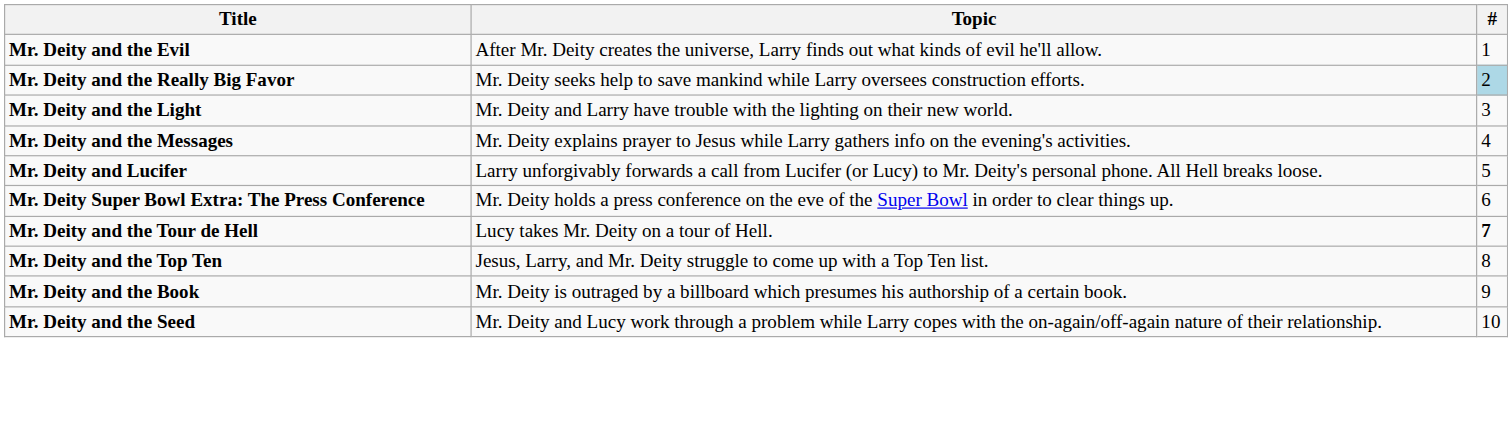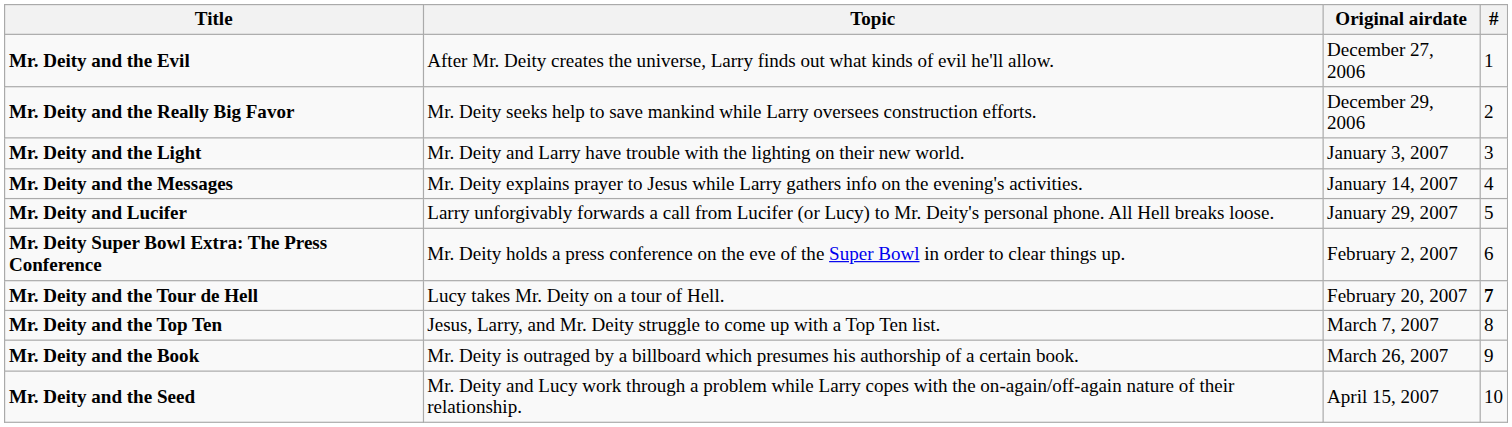+ column: (1401, 19)
(1486, 79) lightblue background -> (1489, 112) no background
